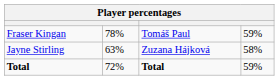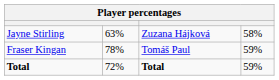rows swapped: (35, 50) <-> (36, 34)
